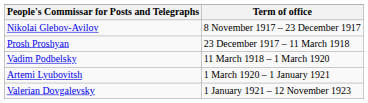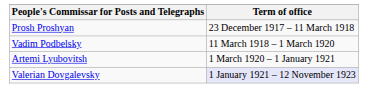- row: (53, 28)
(277, 91) no background -> (282, 75) lavender background
